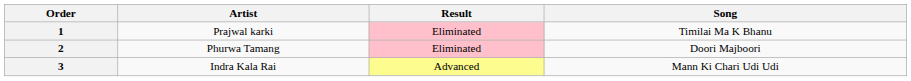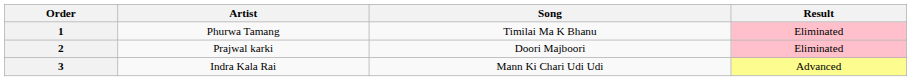columns swapped: (725, 13) <-> (457, 13)
(243, 31) Prajwal karki -> (243, 31) Phurwa Tamang
(243, 48) Phurwa Tamang -> (243, 48) Prajwal karki
